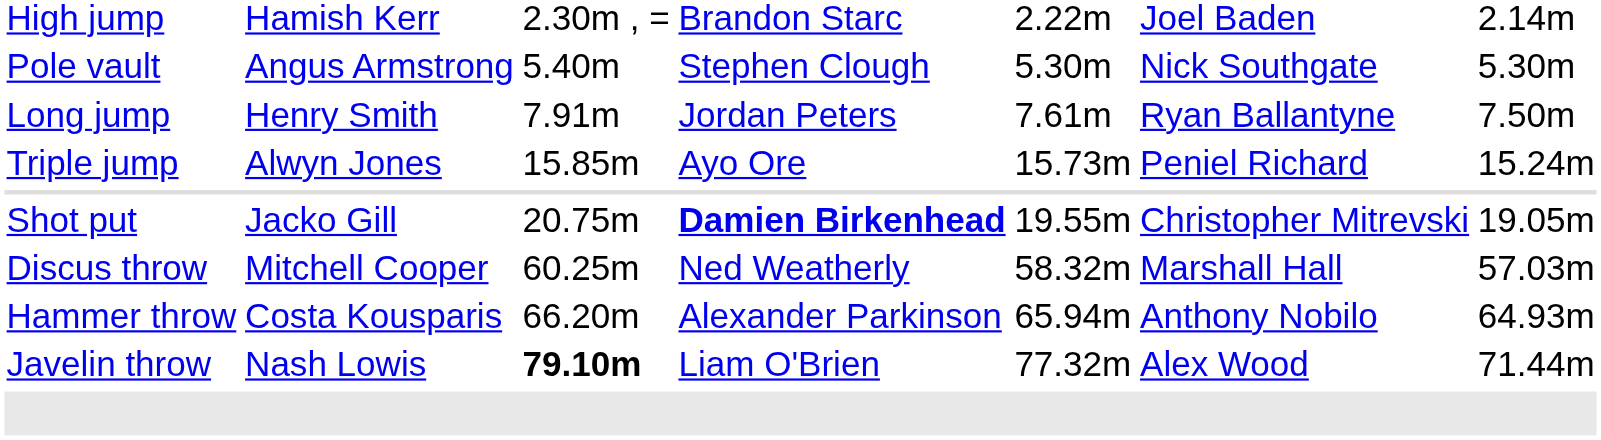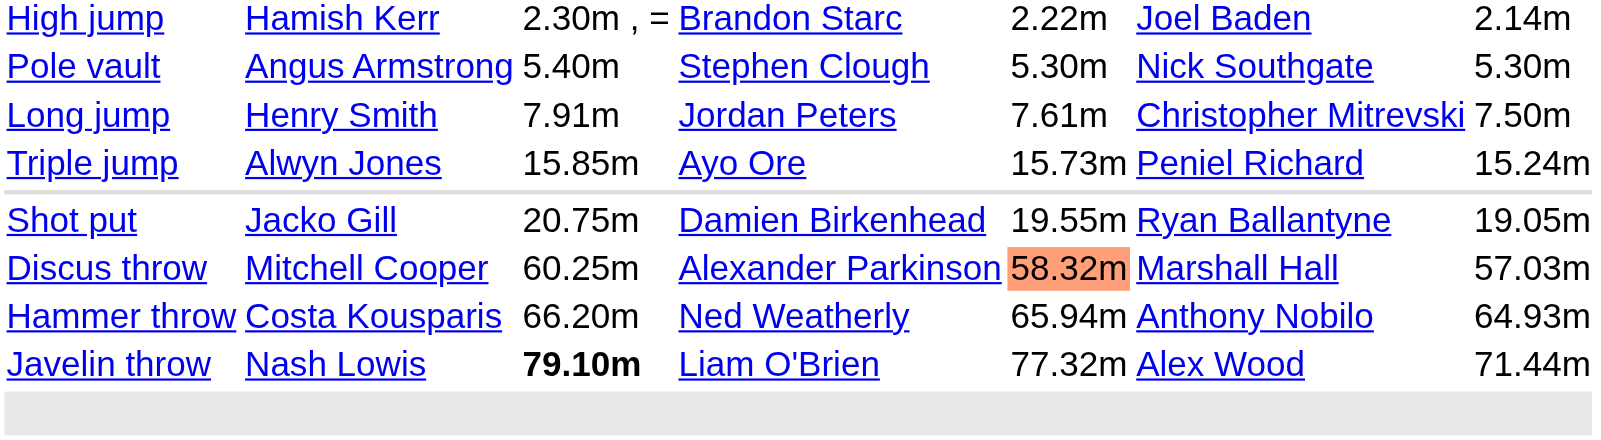(1268, 115) Ryan Ballantyne -> (1301, 115) Christopher Mitrevski
(842, 220) bold -> (832, 220) normal
(1305, 220) Christopher Mitrevski -> (1264, 220) Ryan Ballantyne
(794, 268) Ned Weatherly -> (840, 268) Alexander Parkinson
(1073, 268) no background -> (1069, 268) lightsalmon background
(840, 316) Alexander Parkinson -> (794, 316) Ned Weatherly
